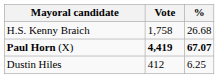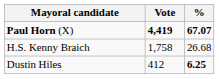rows swapped: (40, 47) <-> (48, 30)
(196, 64) normal -> (196, 64) bold
